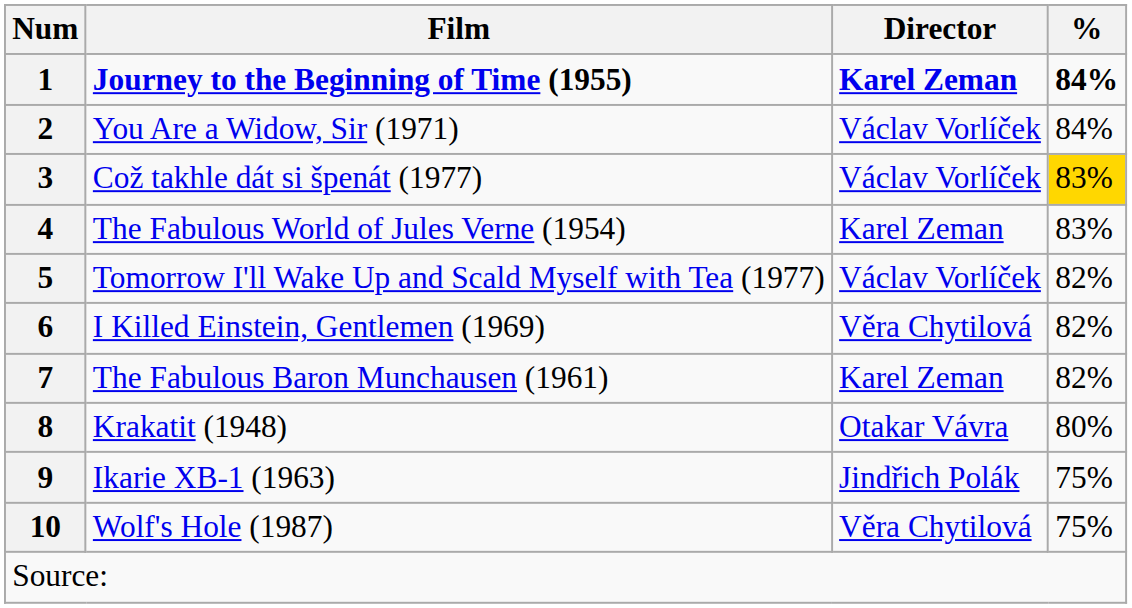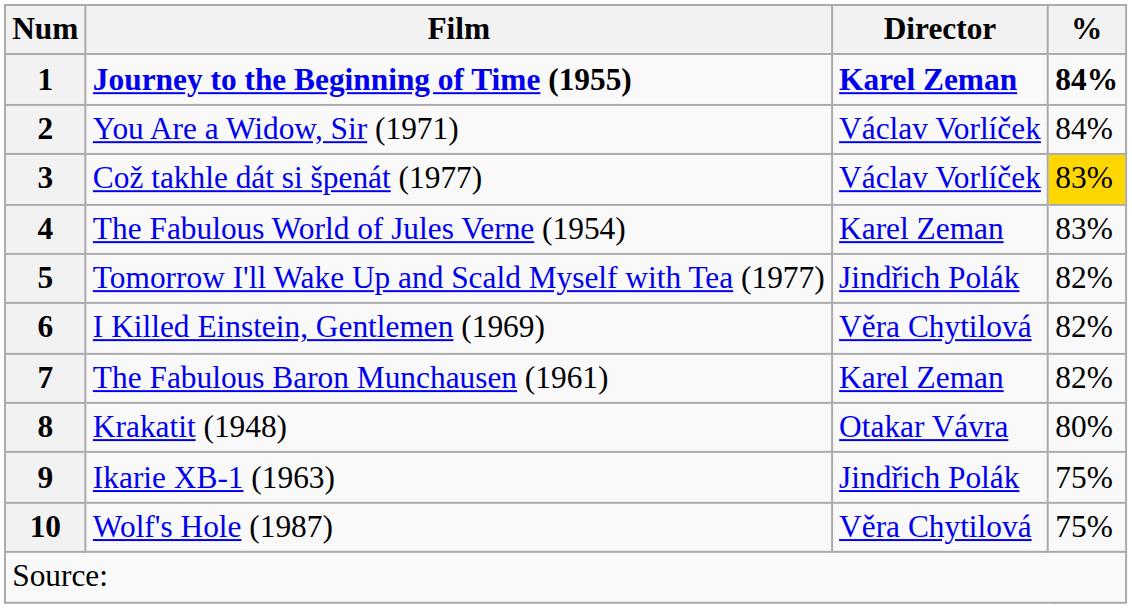(940, 278) Václav Vorlíček -> (929, 278) Jindřich Polák
